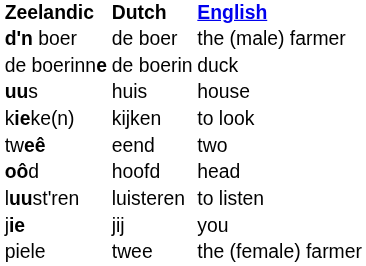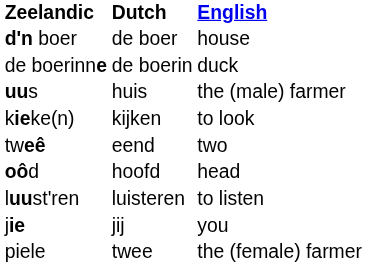(272, 39) the (male) farmer -> (224, 39) house
(224, 92) house -> (272, 92) the (male) farmer
